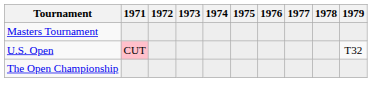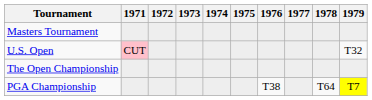+ row: (51, 87)
